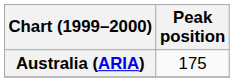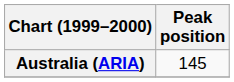(193, 63) 175 -> (193, 63) 145
